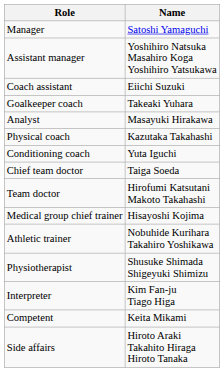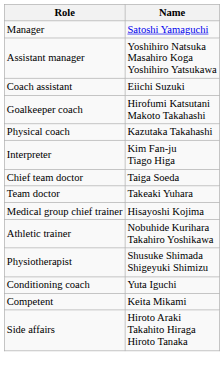(160, 103) Takeaki Yuhara -> (169, 109) Hirofumi Katsutani Makoto Takahashi
- row: (23, 120)
rows swapped: (48, 153) <-> (29, 295)
(169, 193) Hirofumi Katsutani Makoto Takahashi -> (160, 194) Takeaki Yuhara
